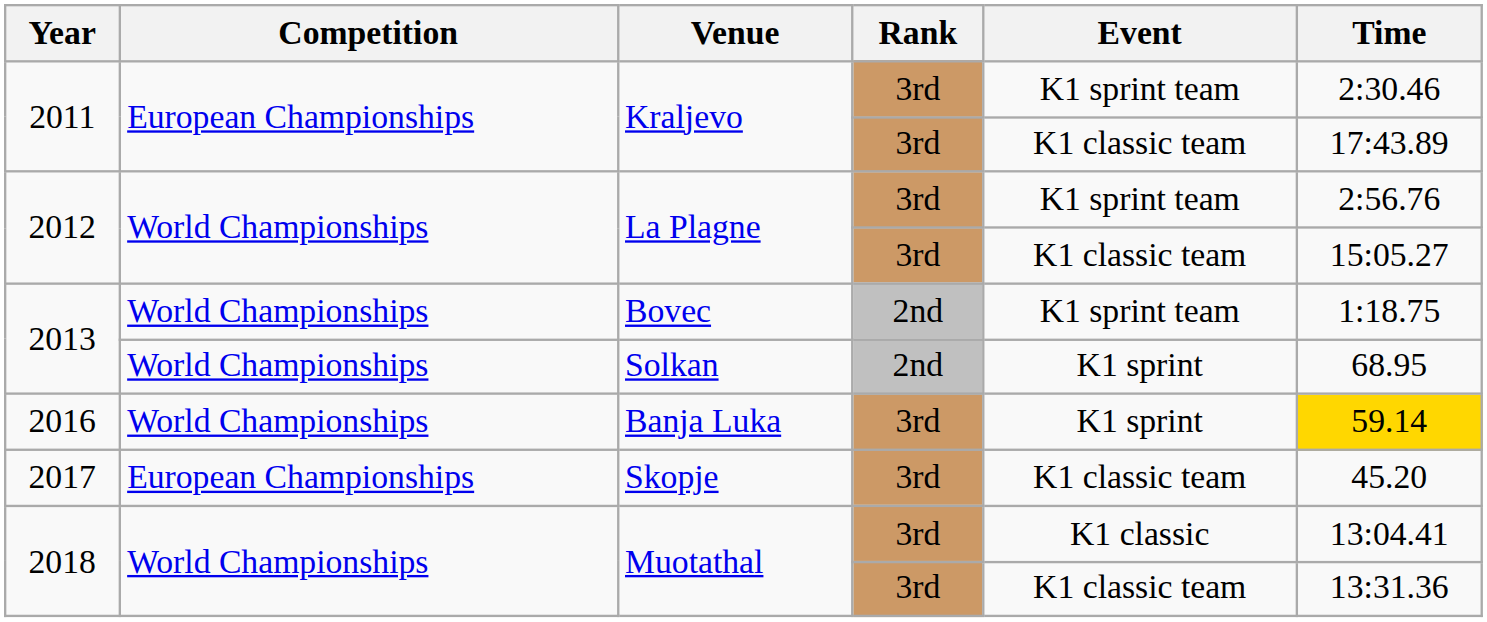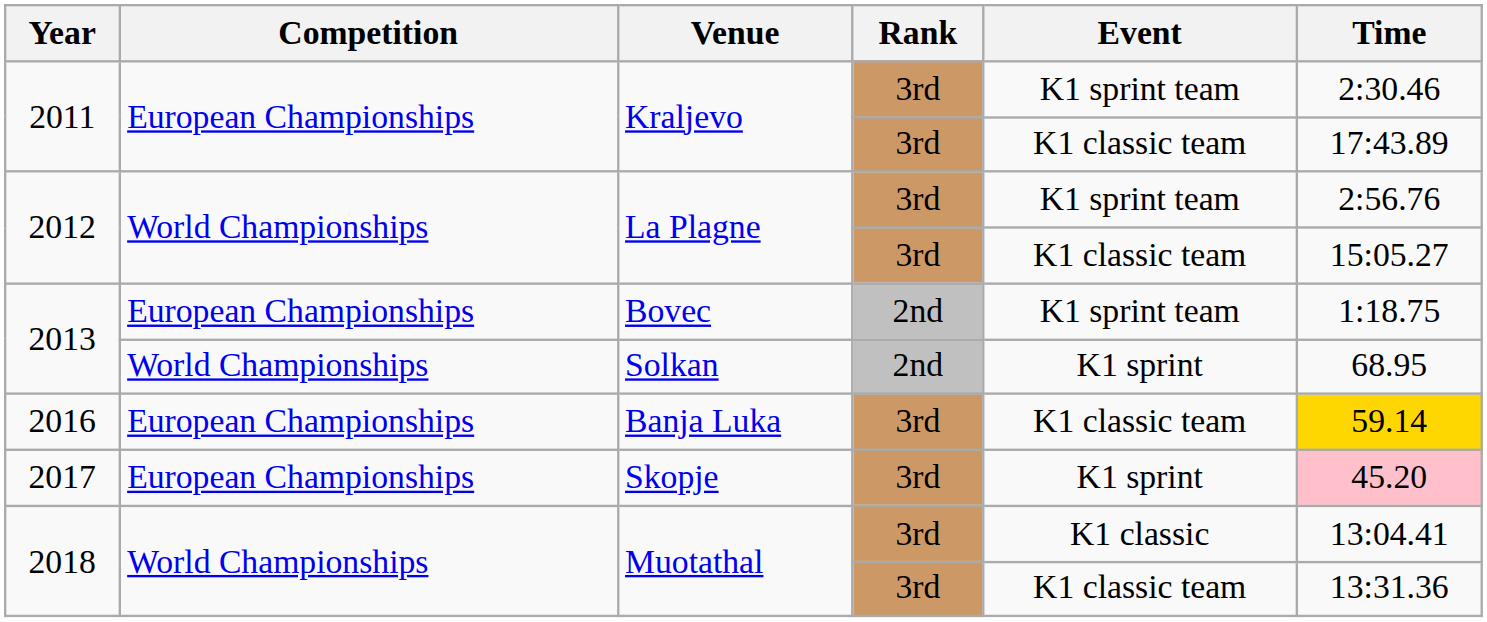(278, 310) World Championships -> (301, 310) European Championships
(278, 421) World Championships -> (301, 421) European Championships
(1140, 421) K1 sprint -> (1140, 421) K1 classic team
(1140, 477) K1 classic team -> (1140, 477) K1 sprint
(1389, 477) no background -> (1389, 477) pink background
